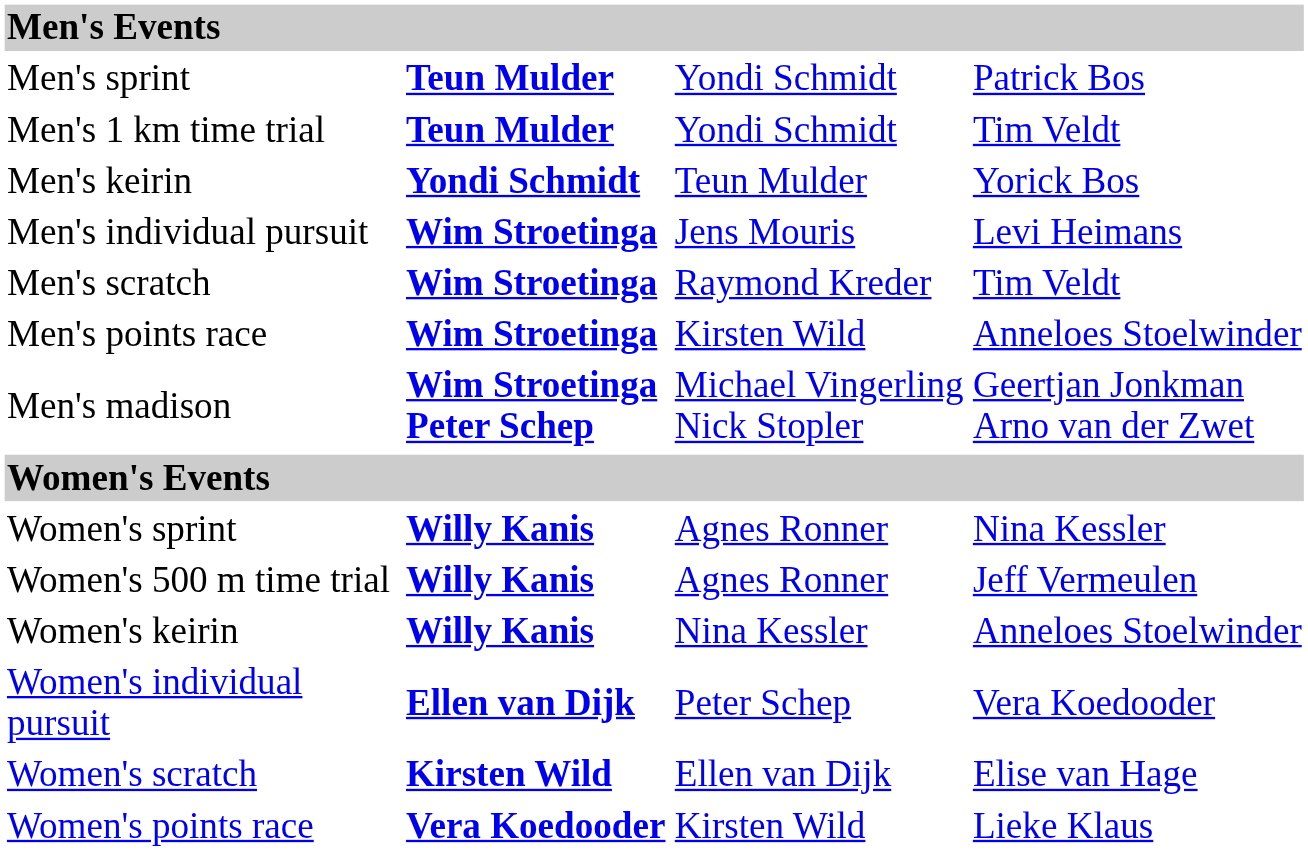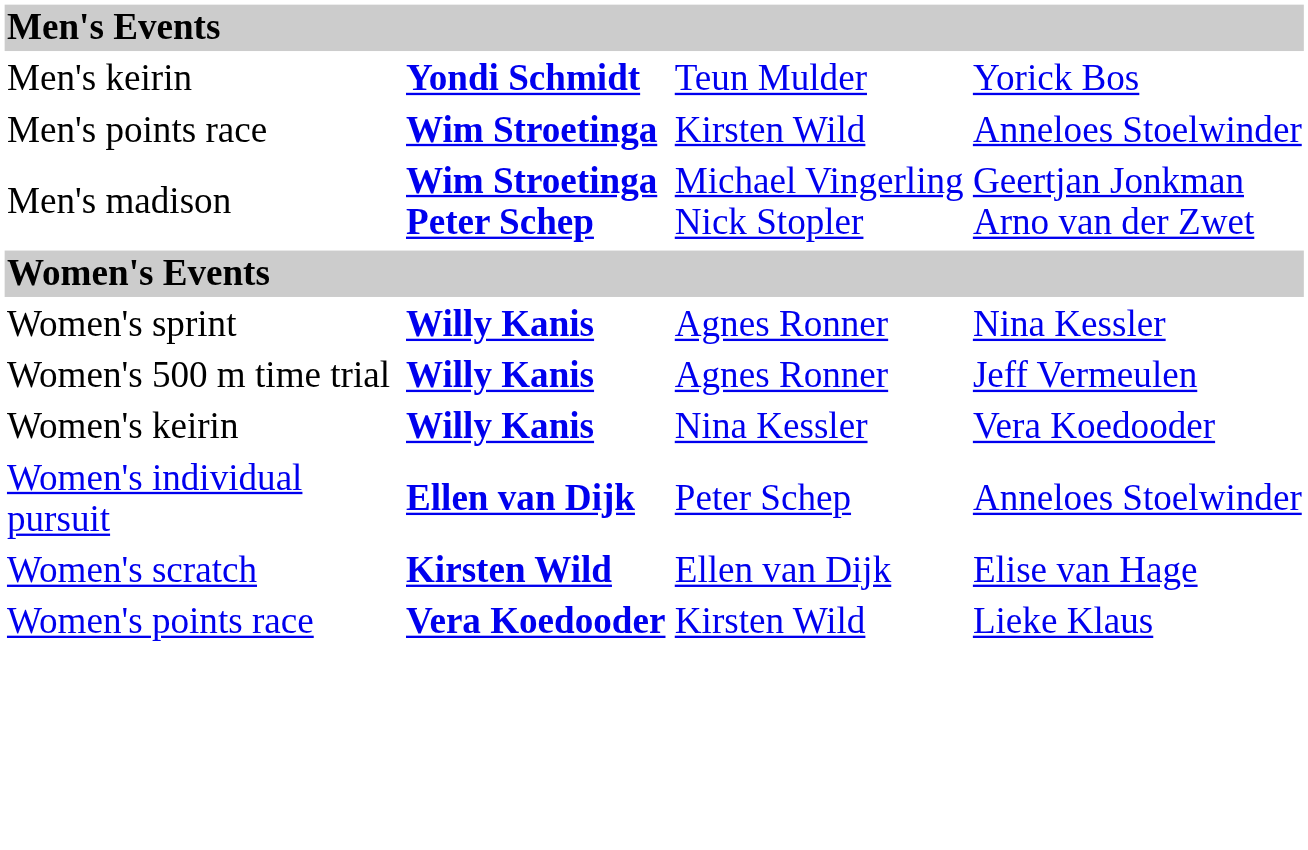- row: (98, 78)
- row: (166, 129)
- row: (188, 231)
- row: (109, 282)
(1137, 630) Anneloes Stoelwinder -> (1094, 426) Vera Koedooder
(1094, 702) Vera Koedooder -> (1137, 498) Anneloes Stoelwinder
